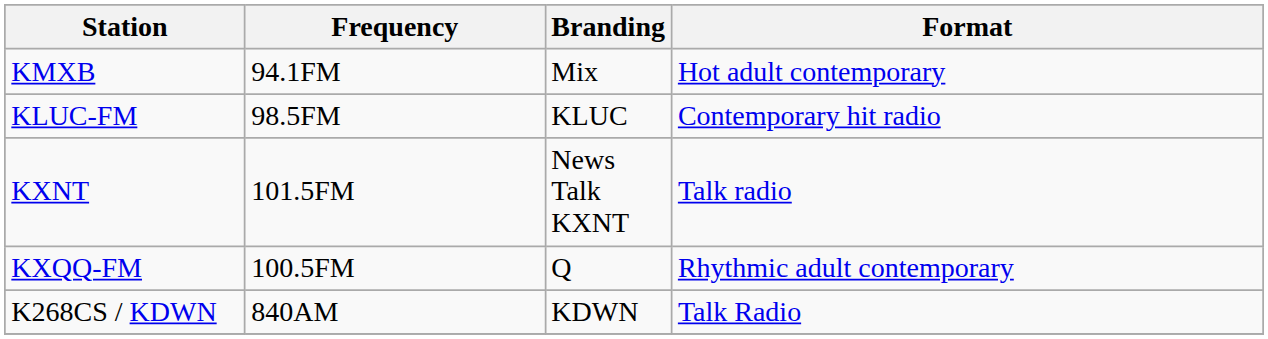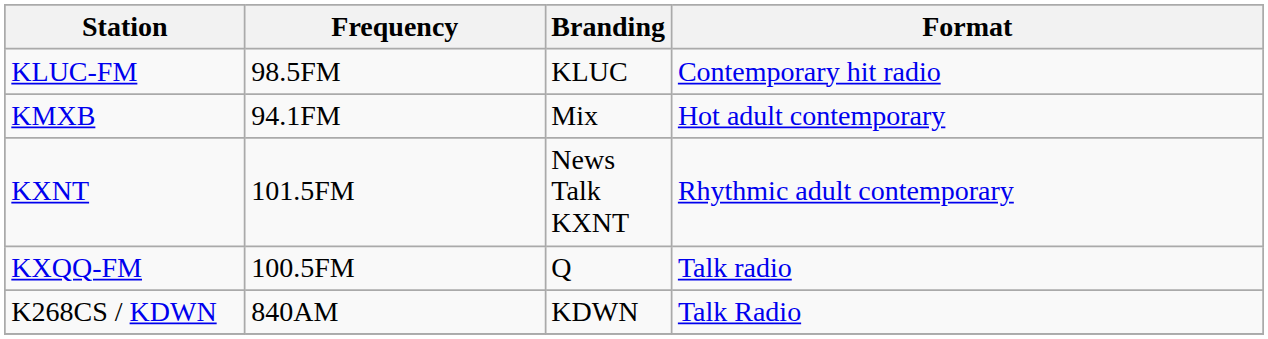rows swapped: (74, 115) <-> (53, 71)
(735, 191) Talk radio -> (846, 191) Rhythmic adult contemporary
(846, 267) Rhythmic adult contemporary -> (735, 267) Talk radio
